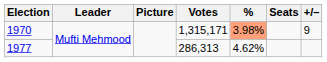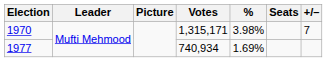(248, 30) lightsalmon background -> (248, 30) no background
(307, 30) 9 -> (307, 30) 7
(199, 48) 286,313 -> (199, 48) 740,934
(248, 48) 4.62% -> (248, 48) 1.69%
